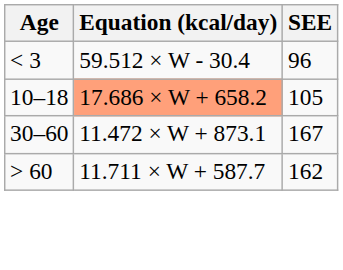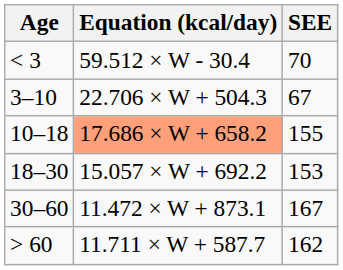(300, 60) 96 -> (300, 60) 70
+ row: (33, 97)
(306, 97) 105 -> (306, 134) 155
+ row: (39, 171)
